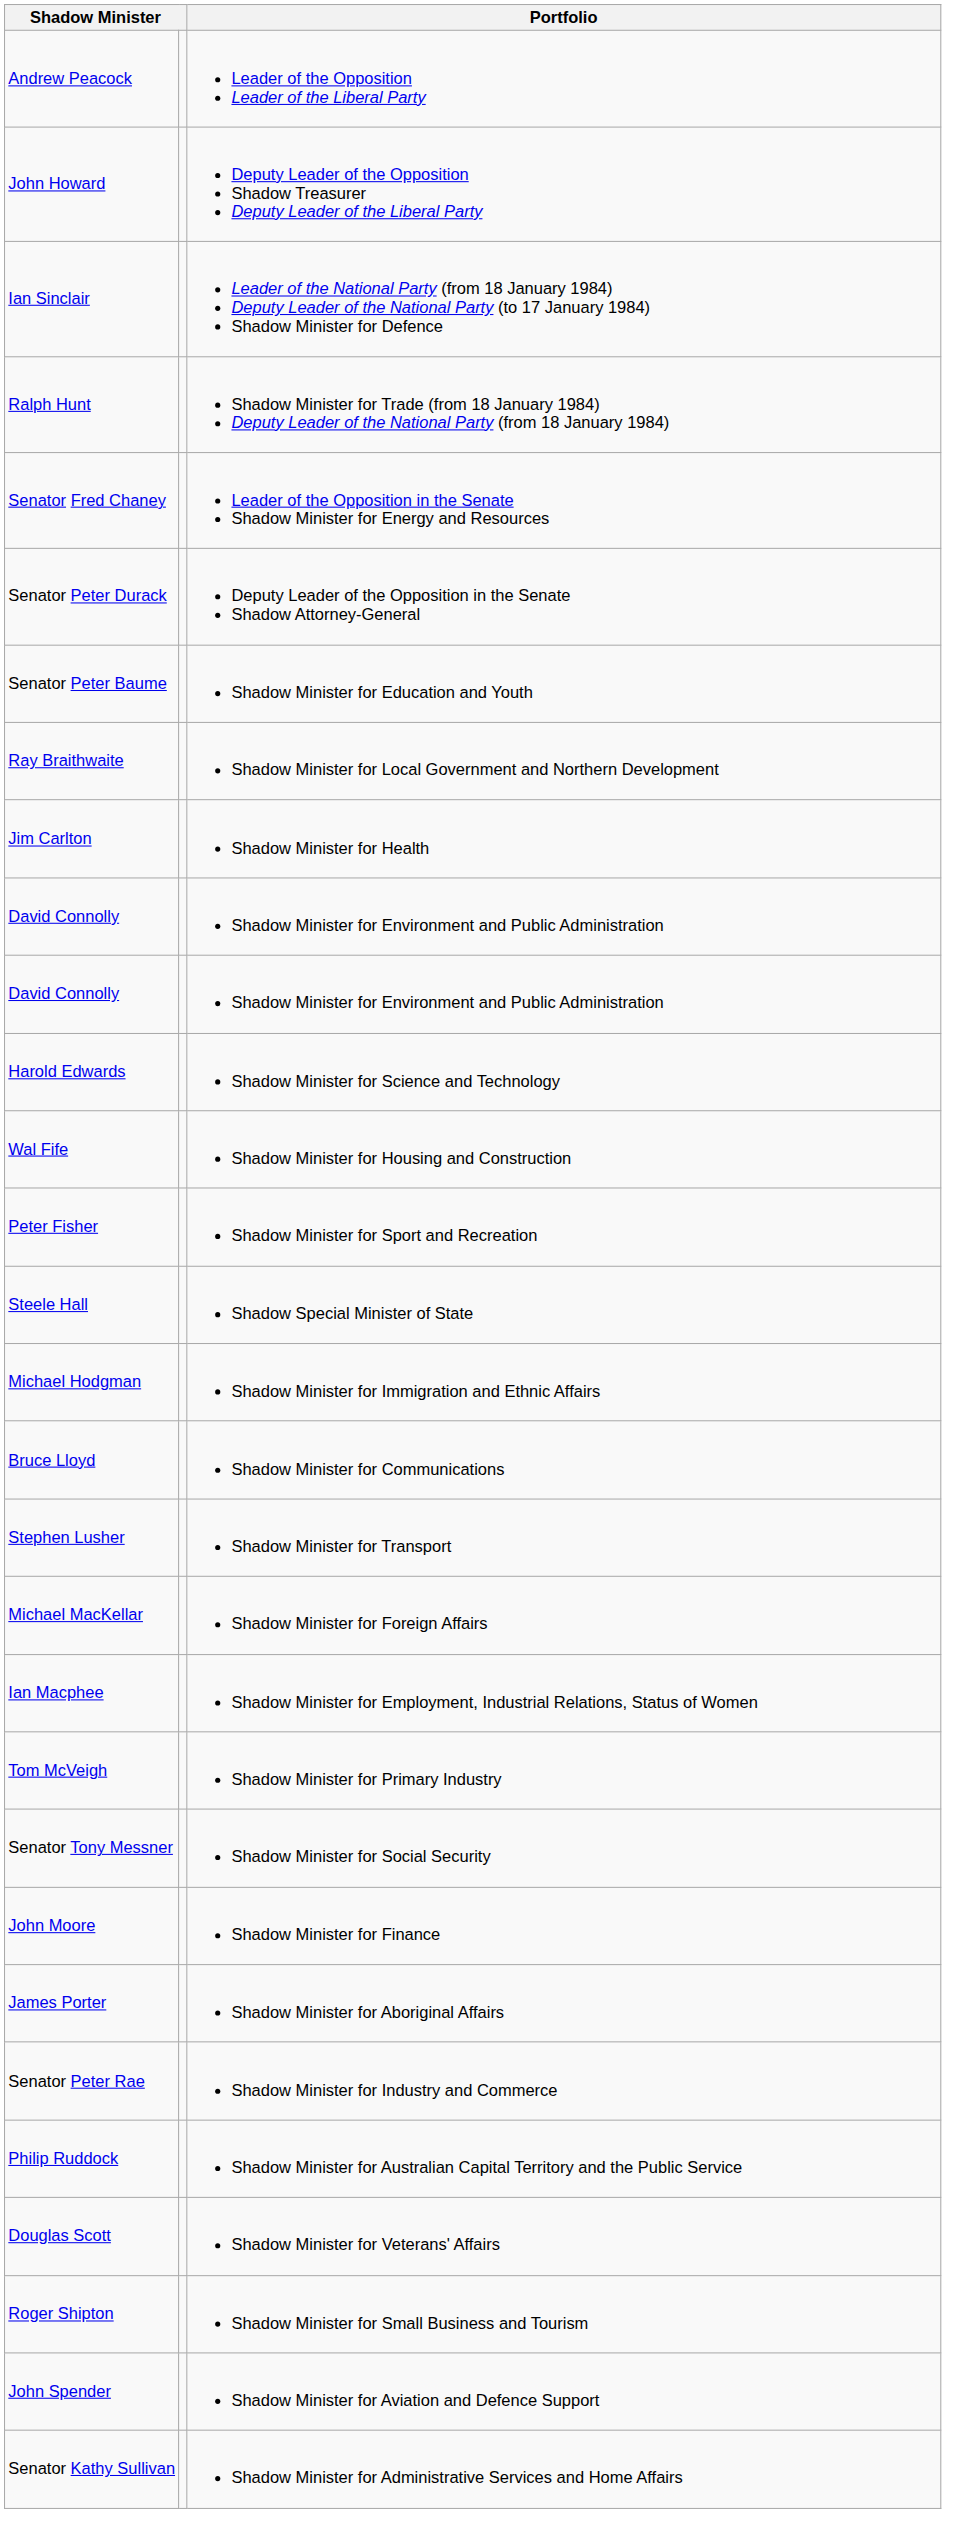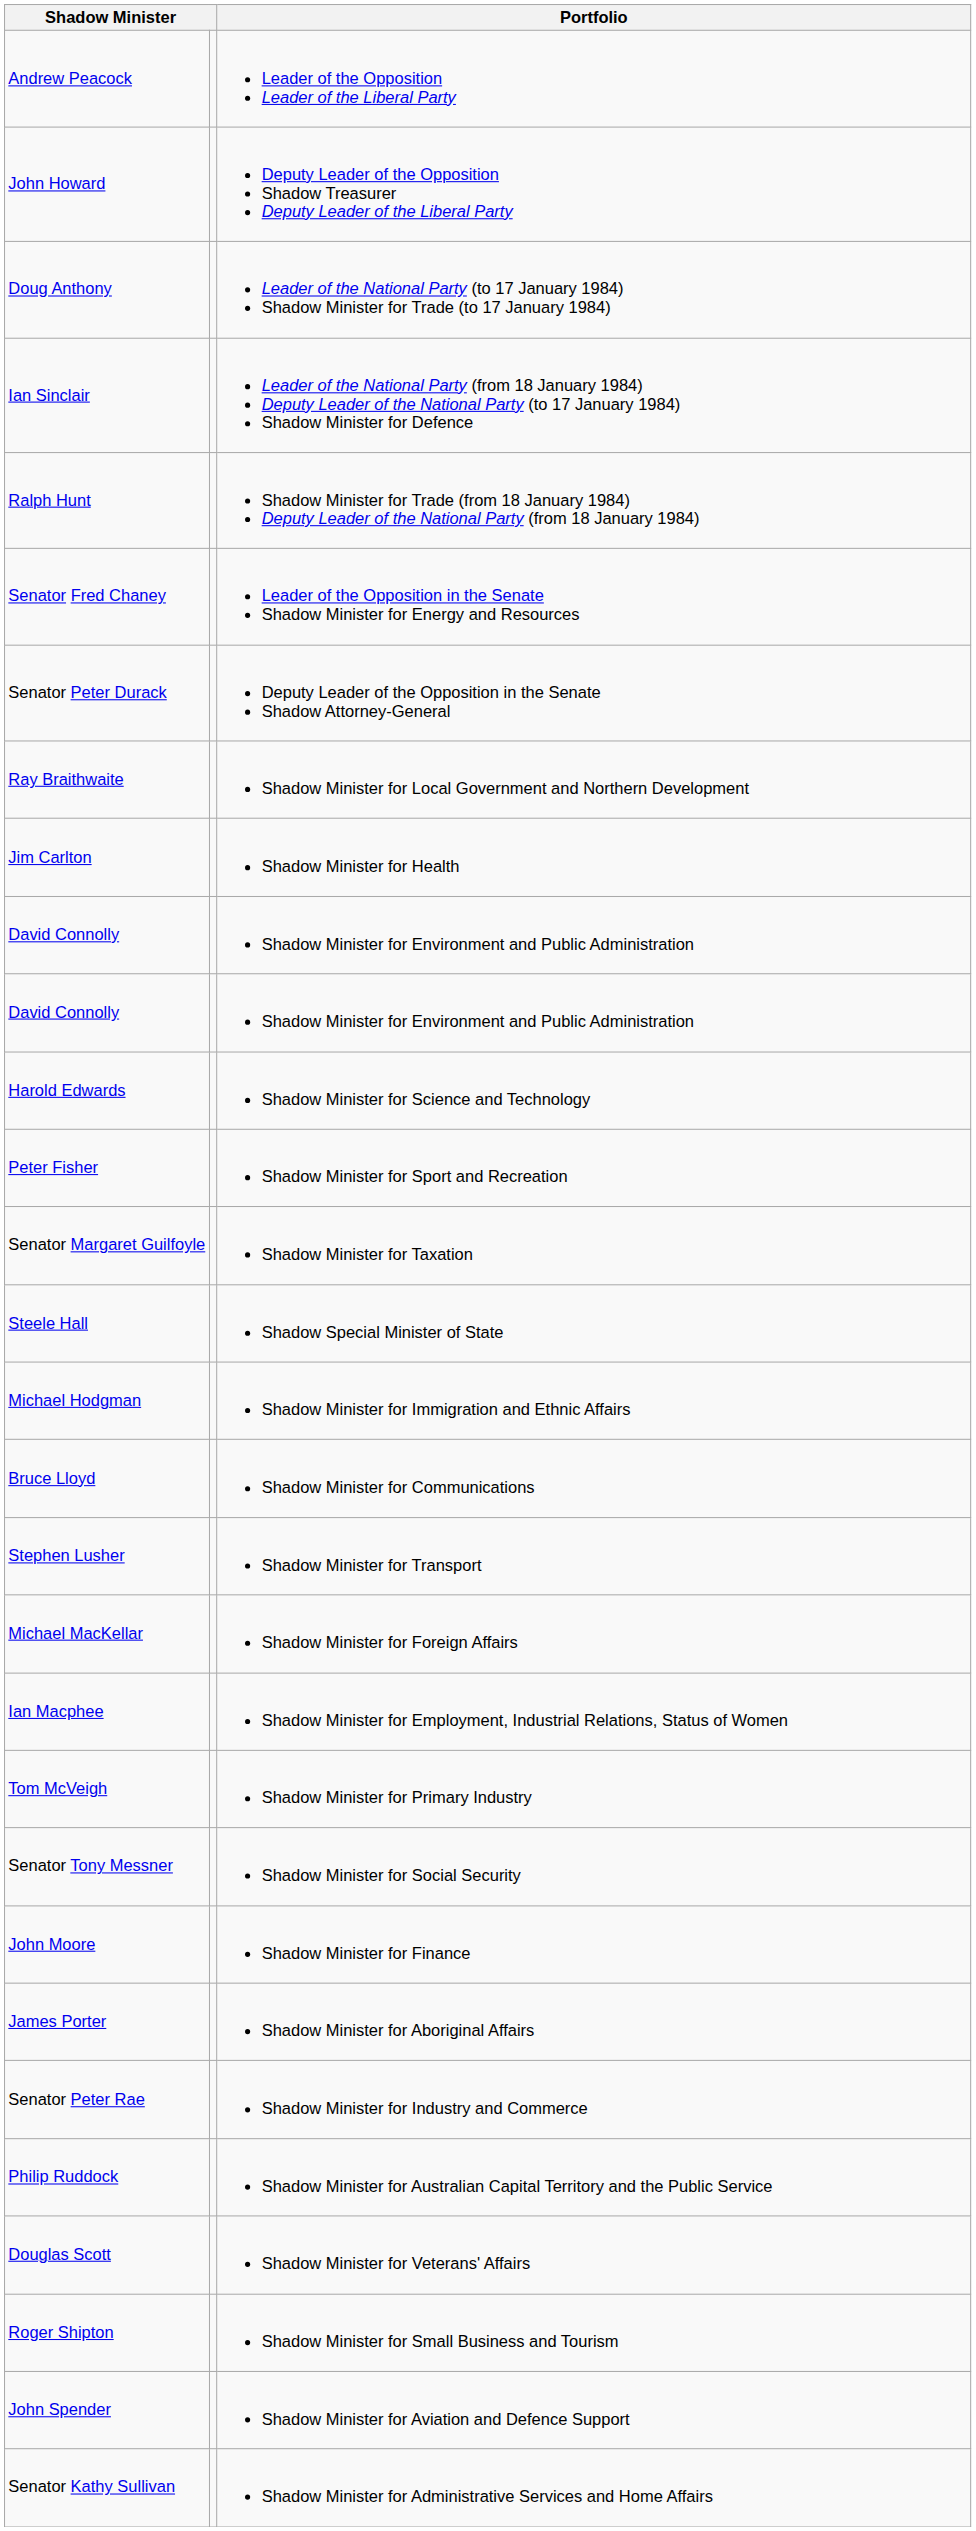+ row: (60, 289)
- row: (88, 683)
- row: (38, 1149)
+ row: (107, 1245)
